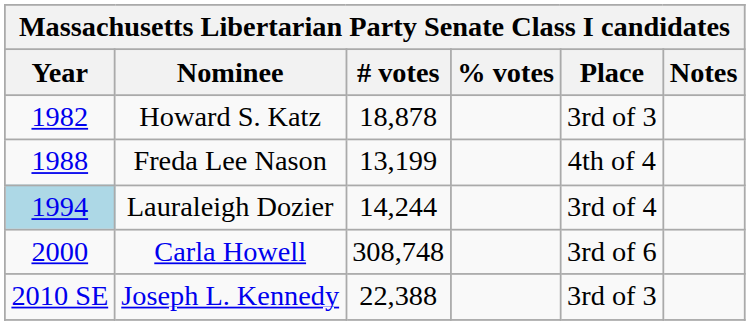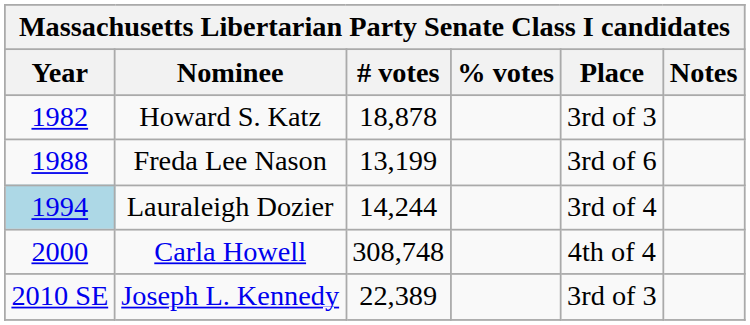(612, 161) 4th of 4 -> (612, 161) 3rd of 6
(612, 251) 3rd of 6 -> (612, 251) 4th of 4
(398, 296) 22,388 -> (398, 296) 22,389
